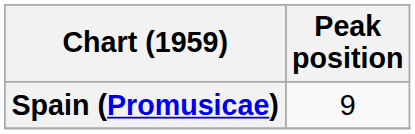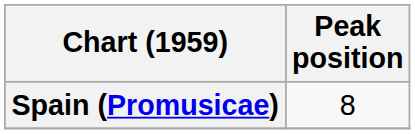(348, 104) 9 -> (348, 104) 8
